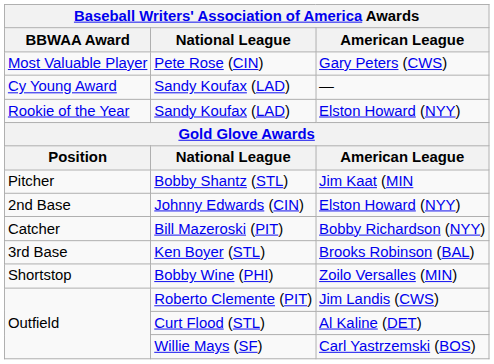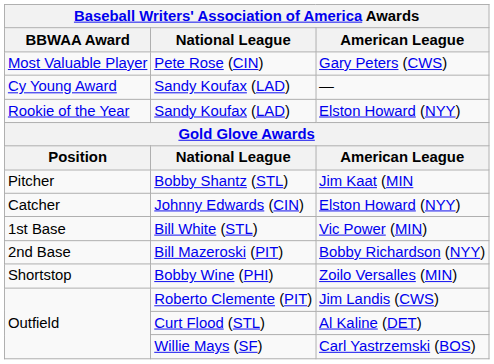(39, 205) 2nd Base -> (34, 205) Catcher
+ row: (206, 228)
(34, 228) Catcher -> (39, 252) 2nd Base
- row: (210, 252)
